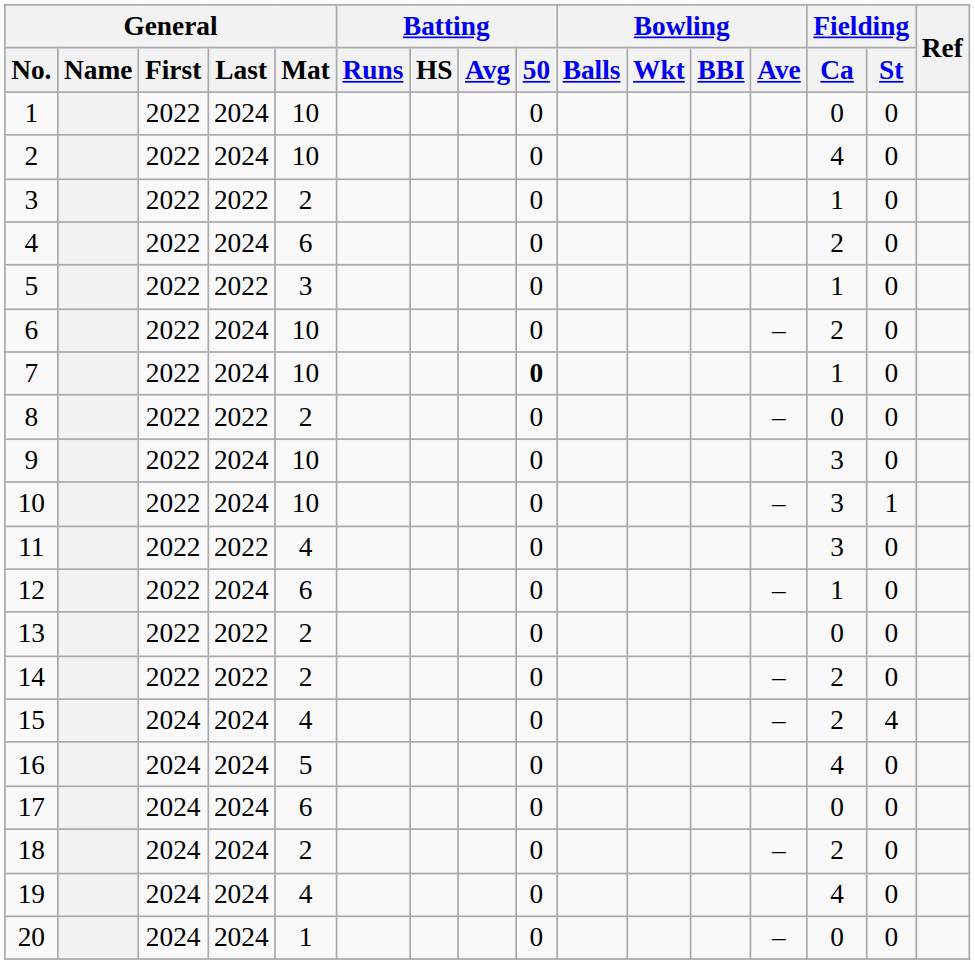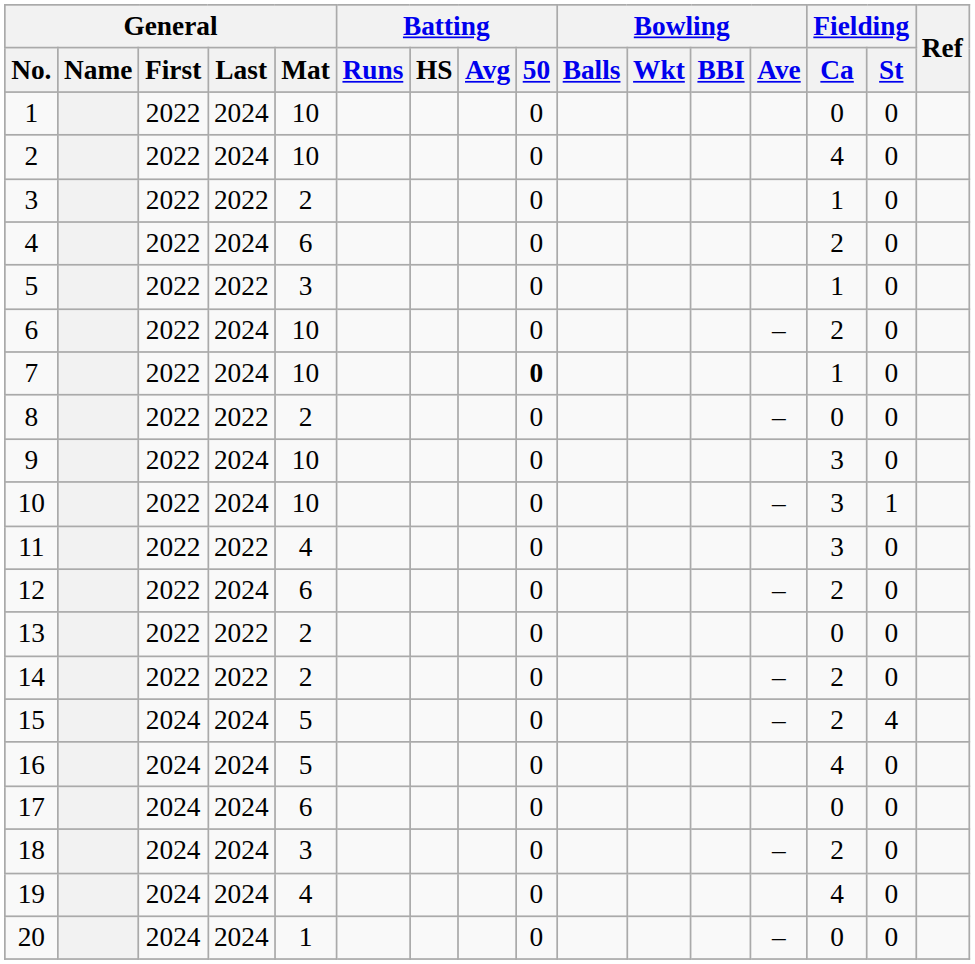(837, 590) 1 -> (837, 590) 2
(306, 720) 4 -> (306, 720) 5
(306, 850) 2 -> (306, 850) 3
